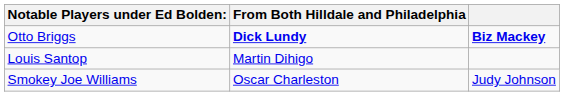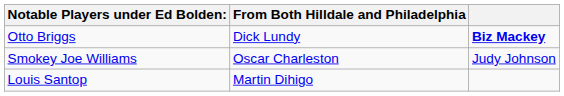(270, 36) bold -> (267, 36) normal
rows swapped: (72, 79) <-> (47, 58)
